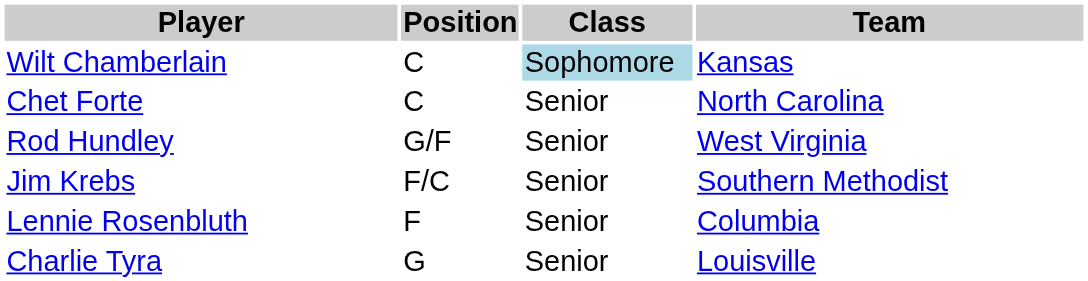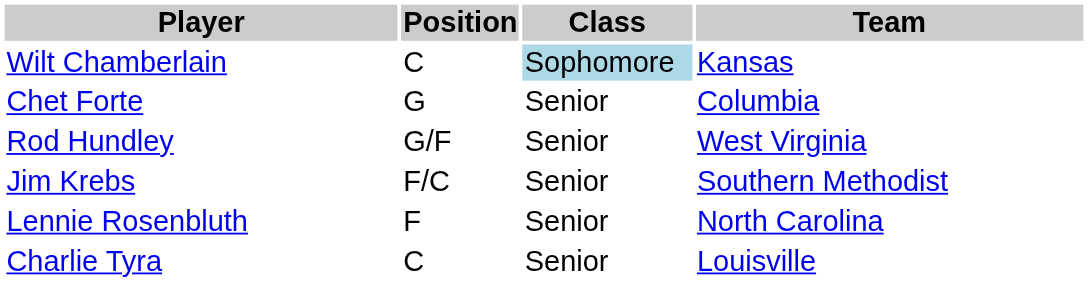(414, 101) C -> (415, 101) G
(790, 101) North Carolina -> (758, 101) Columbia
(758, 221) Columbia -> (790, 221) North Carolina
(415, 261) G -> (414, 261) C
